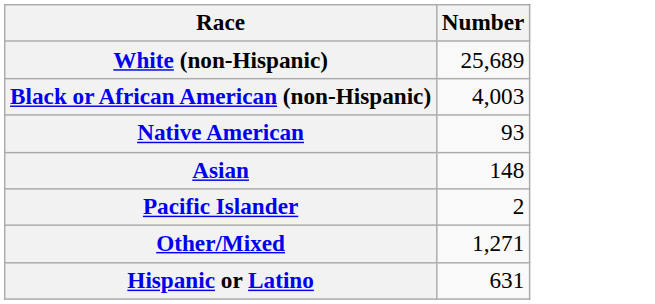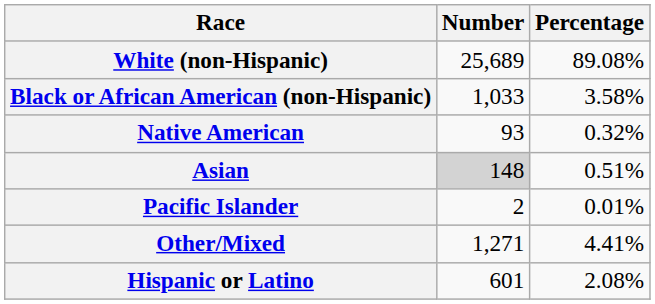+ column: (590, 22)
(498, 96) 4,003 -> (498, 96) 1,033
(507, 170) no background -> (507, 170) lightgrey background
(507, 280) 631 -> (507, 280) 601
